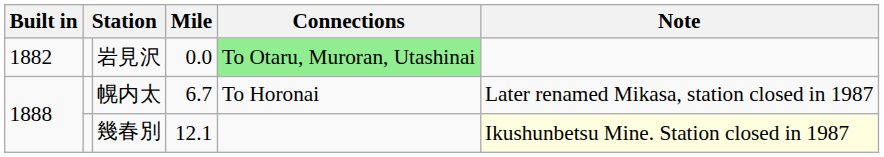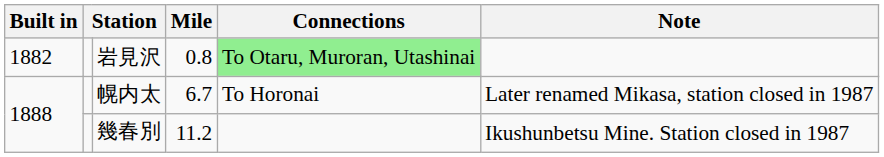(199, 57) 0.0 -> (199, 57) 0.8
(194, 132) 12.1 -> (194, 132) 11.2
(667, 132) lightyellow background -> (667, 132) no background
